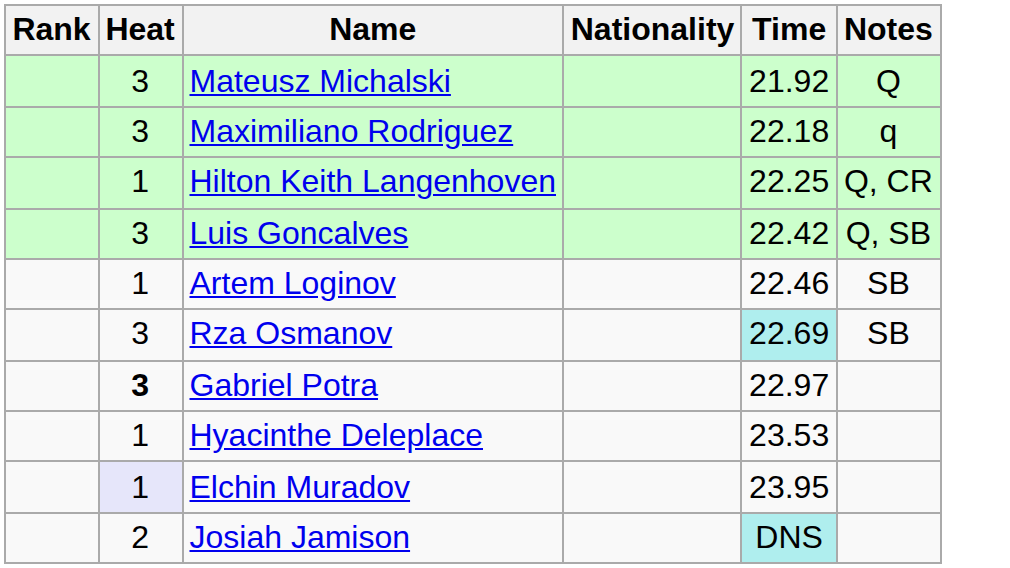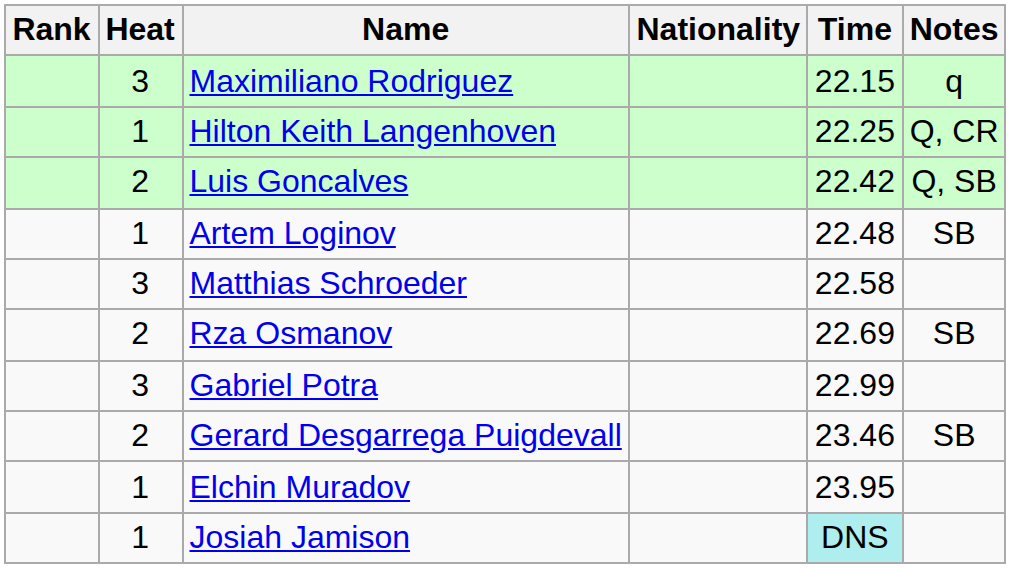- row: (320, 80)
(789, 131) 22.18 -> (855, 80) 22.15
(140, 232) 3 -> (140, 182) 2
(789, 283) 22.46 -> (855, 232) 22.48
+ row: (328, 283)
(140, 334) 3 -> (140, 334) 2
(789, 334) paleturquoise background -> (855, 334) no background
(140, 385) bold -> (140, 385) normal
(789, 385) 22.97 -> (855, 385) 22.99
+ row: (406, 435)
- row: (336, 435)
(140, 486) lavender background -> (140, 486) no background
(140, 537) 2 -> (140, 537) 1
